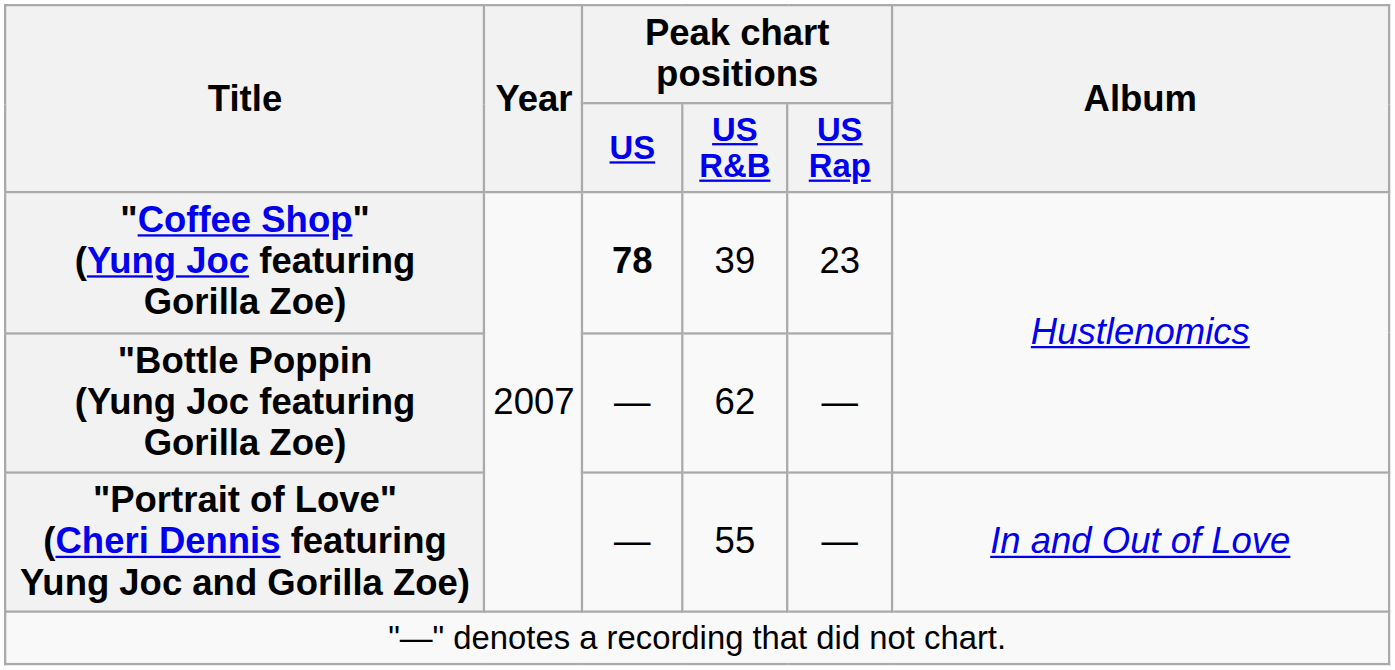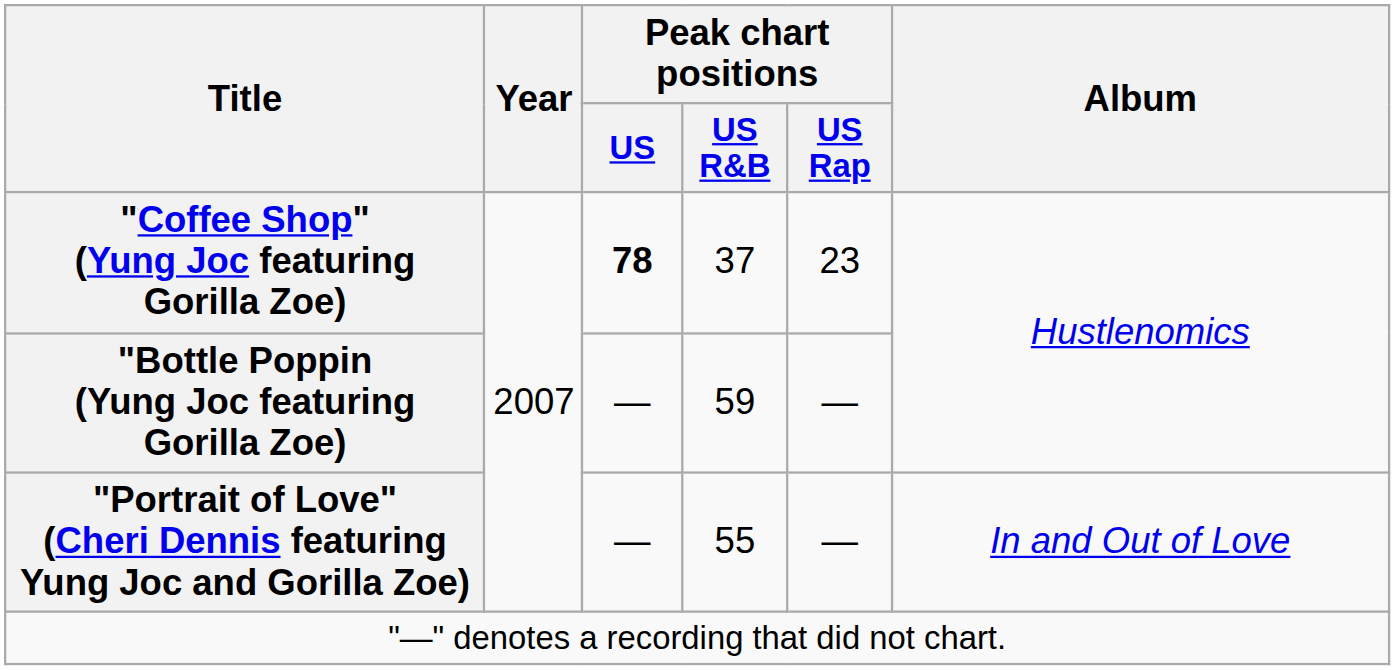(735, 261) 39 -> (735, 261) 37
(735, 401) 62 -> (735, 401) 59
